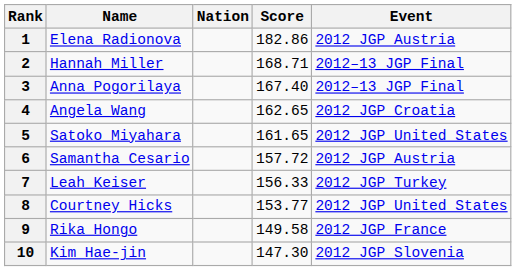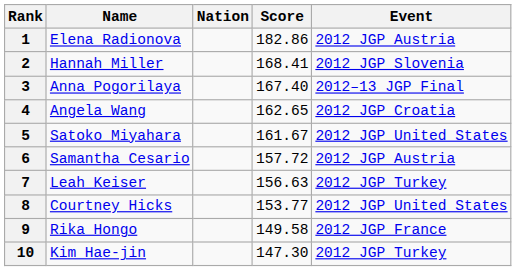(282, 64) 168.71 -> (282, 64) 168.41
(390, 64) 2012–13 JGP Final -> (390, 64) 2012 JGP Slovenia
(282, 135) 161.65 -> (282, 135) 161.67
(282, 183) 156.33 -> (282, 183) 156.63
(390, 254) 2012 JGP Slovenia -> (381, 254) 2012 JGP Turkey
